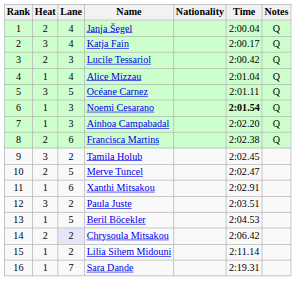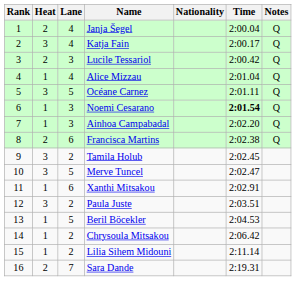(45, 172) 2 -> (45, 172) 3
(45, 236) 2 -> (45, 236) 1
(71, 236) lavender background -> (71, 236) no background
(45, 268) 1 -> (45, 268) 2
